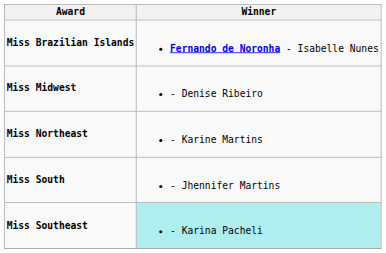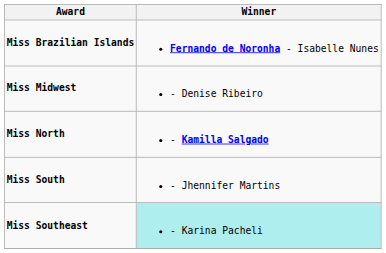+ row: (36, 135)
- row: (47, 135)
